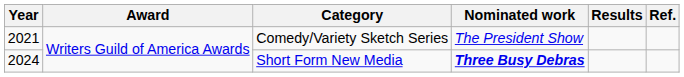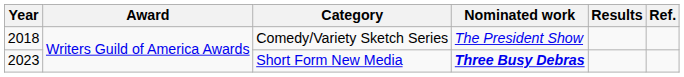(24, 38) 2021 -> (24, 38) 2018
(24, 60) 2024 -> (24, 60) 2023
